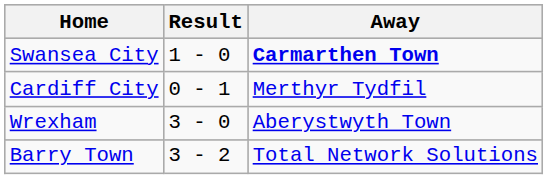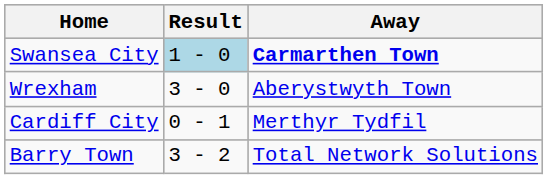(199, 55) no background -> (199, 55) lightblue background
rows swapped: (53, 123) <-> (84, 89)
